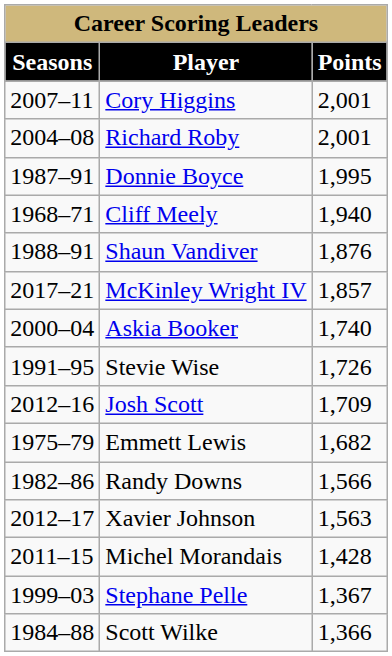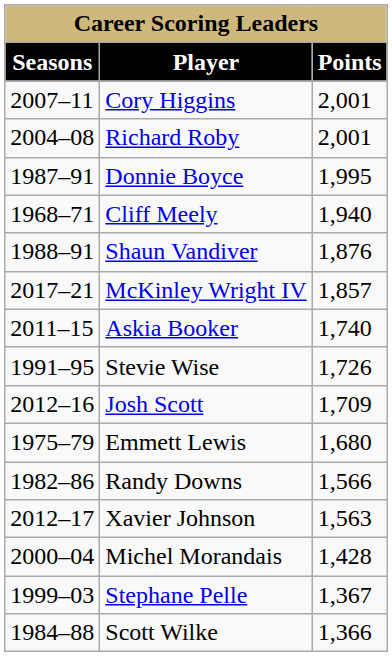(52, 328) 2000–04 -> (52, 328) 2011–15
(345, 442) 1,682 -> (345, 442) 1,680
(52, 556) 2011–15 -> (52, 556) 2000–04
